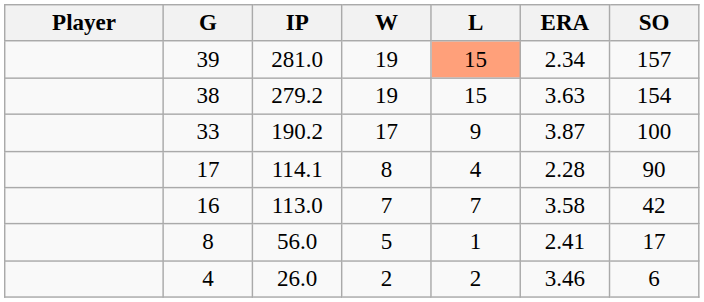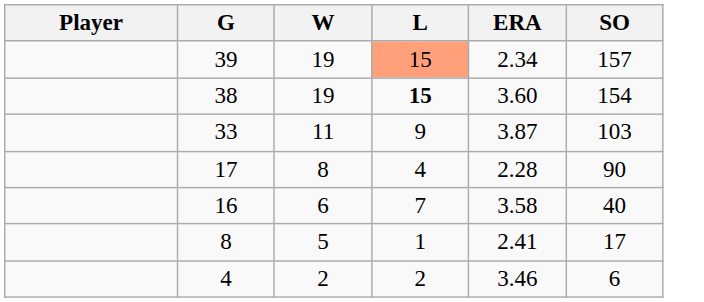- column: (297, 22)
(476, 95) normal -> (420, 95) bold
(565, 95) 3.63 -> (517, 95) 3.60
(386, 132) 17 -> (323, 132) 11
(654, 132) 100 -> (615, 132) 103
(386, 205) 7 -> (323, 205) 6
(654, 205) 42 -> (615, 205) 40
